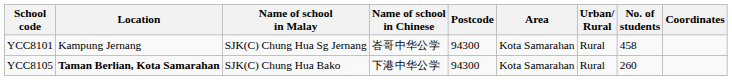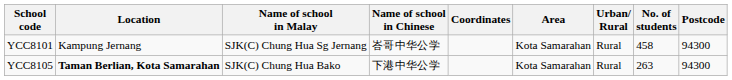columns swapped: (472, 19) <-> (695, 19)
(628, 65) 260 -> (645, 65) 263
